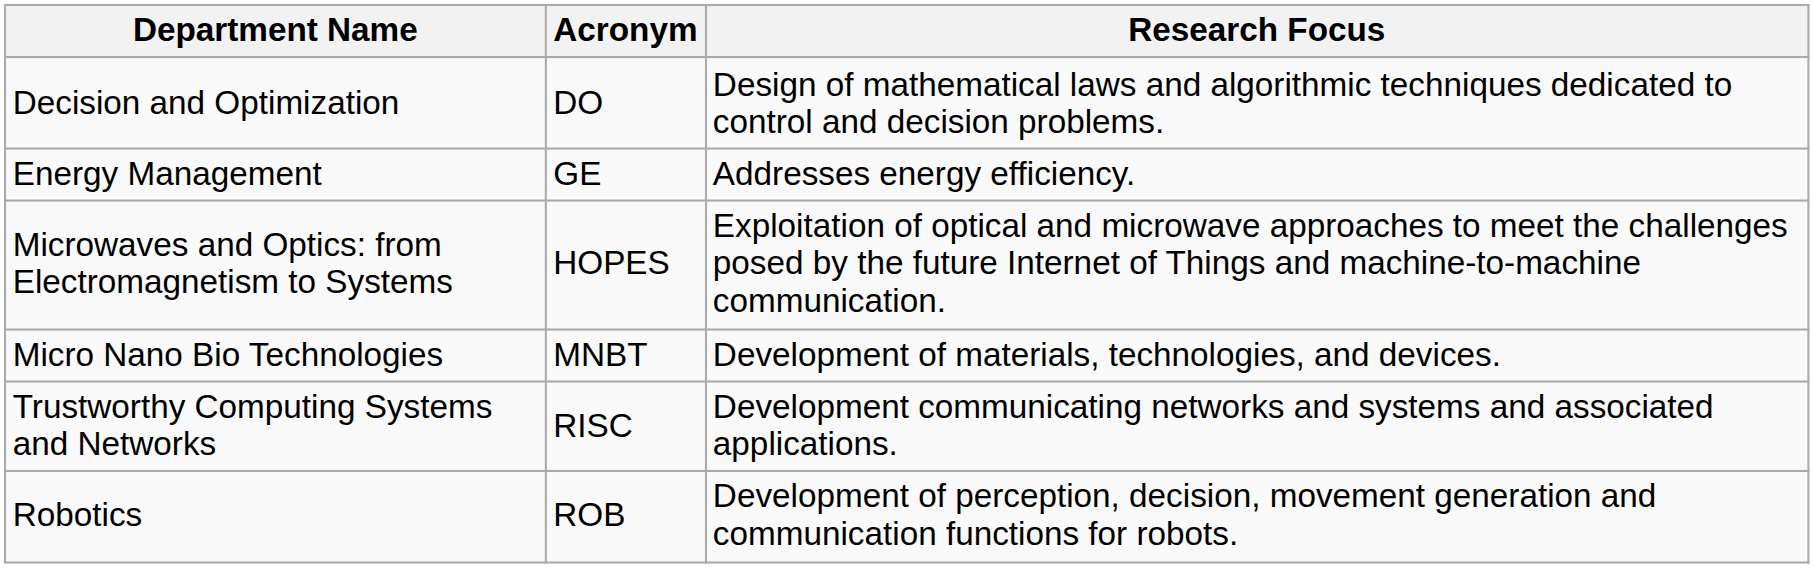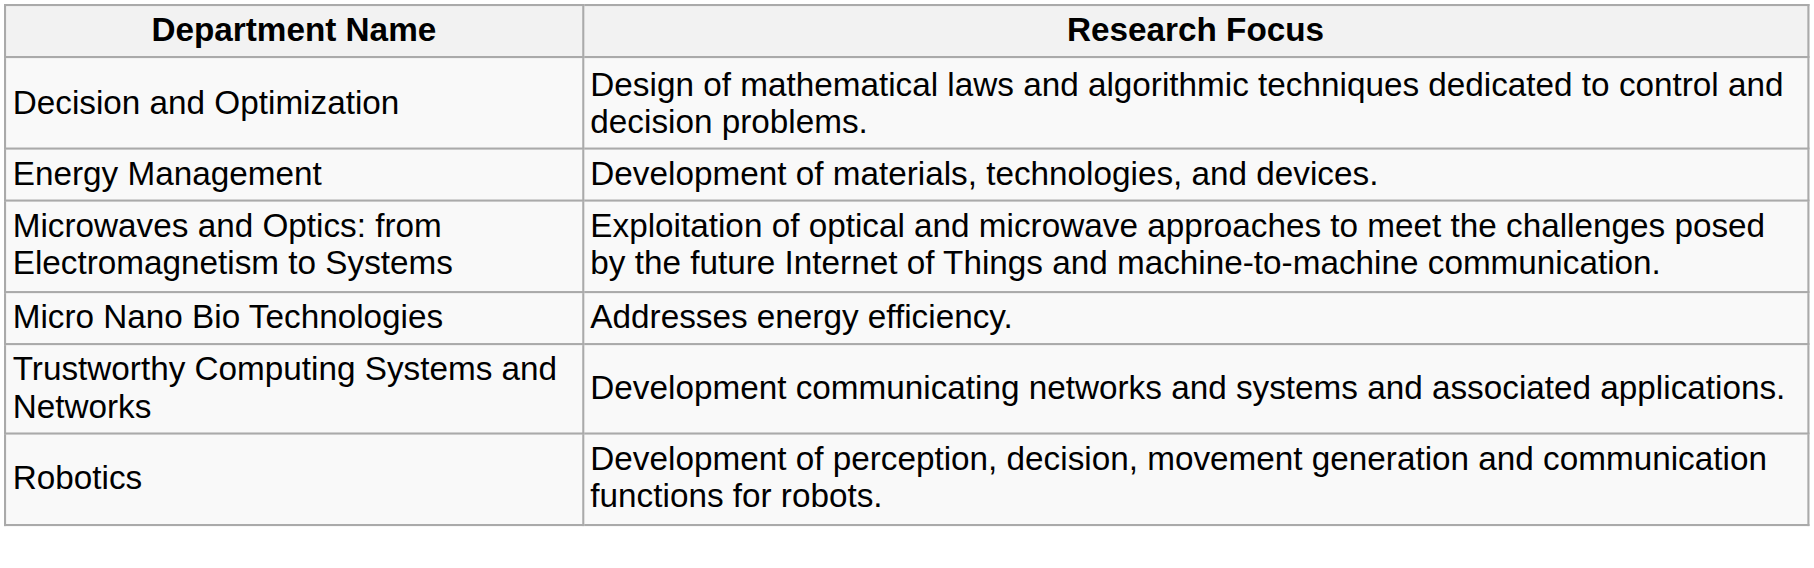- column: (625, 30)
(924, 173) Addresses energy efficiency. -> (984, 173) Development of materials, technologies, and devices.
(1107, 354) Development of materials, technologies, and devices. -> (802, 316) Addresses energy efficiency.
